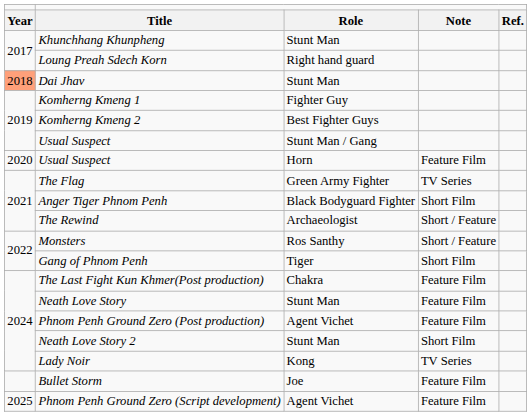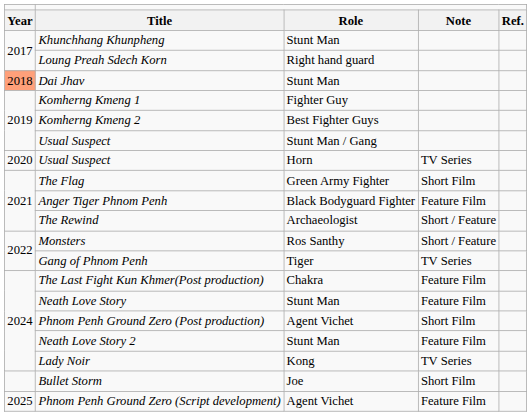(453, 160) Feature Film -> (446, 160) TV Series
(446, 180) TV Series -> (448, 180) Short Film
(448, 200) Short Film -> (453, 200) Feature Film
(448, 260) Short Film -> (446, 260) TV Series
(453, 321) Feature Film -> (448, 321) Short Film
(448, 341) Short Film -> (453, 341) Feature Film
(453, 381) Feature Film -> (448, 381) Short Film
